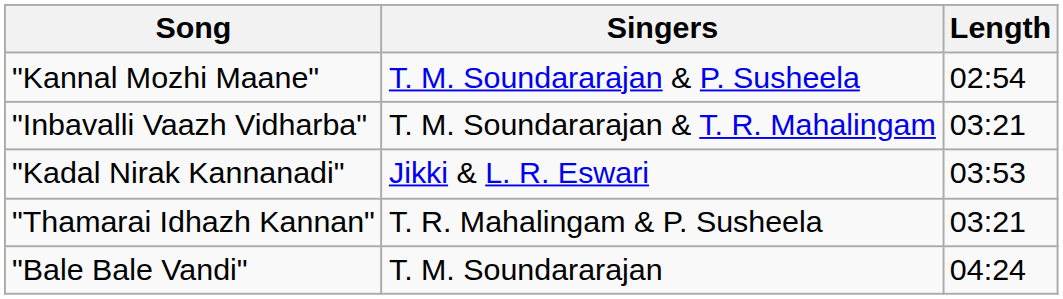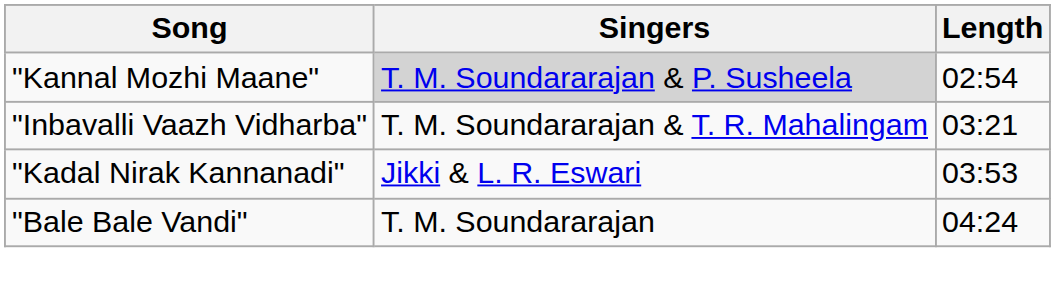(624, 76) no background -> (617, 76) lightgrey background
- row: (193, 221)
